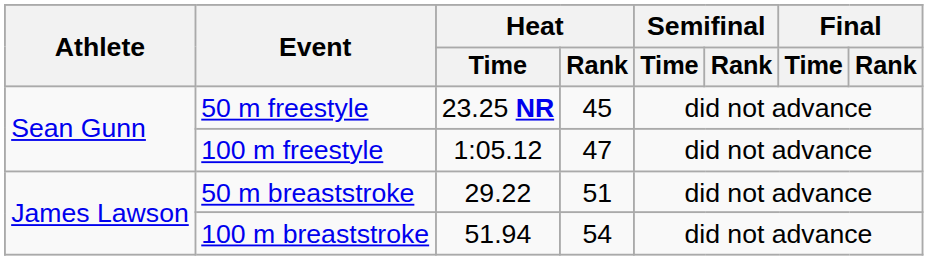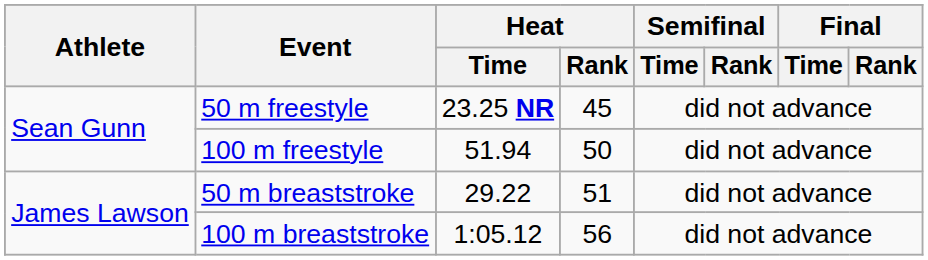(498, 150) 1:05.12 -> (498, 150) 51.94
(597, 150) 47 -> (597, 150) 50
(498, 234) 51.94 -> (498, 234) 1:05.12
(597, 234) 54 -> (597, 234) 56
